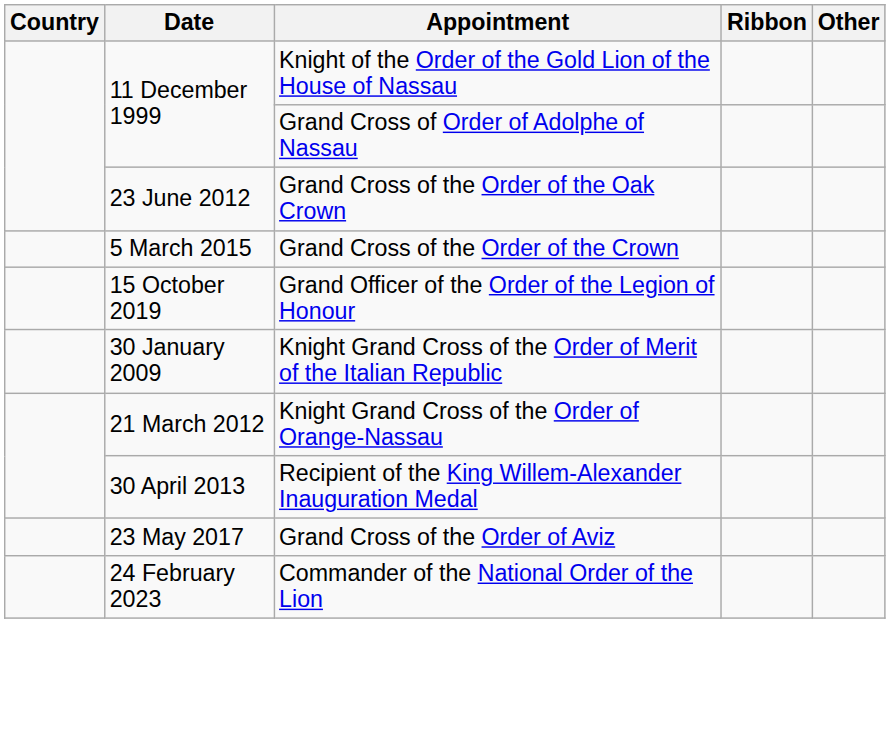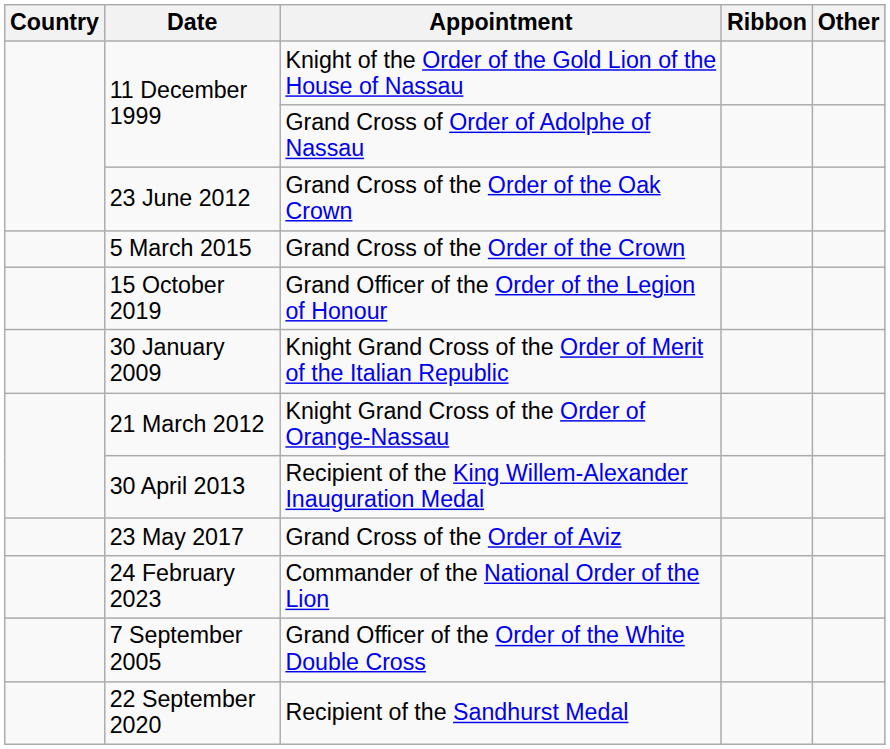+ row: (485, 649)
+ row: (457, 712)
